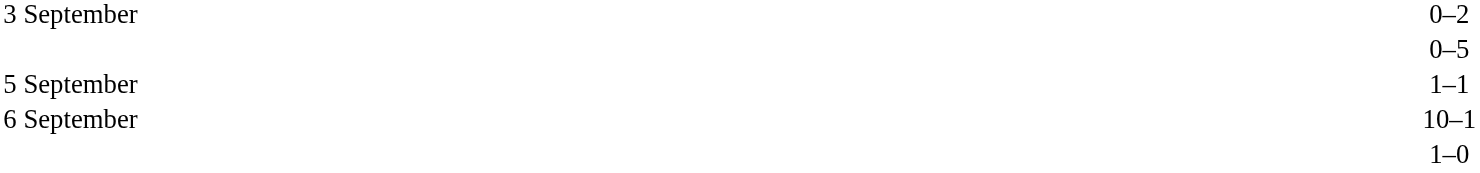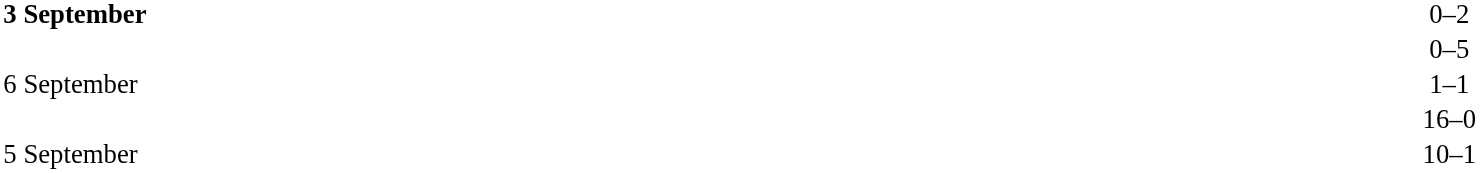(70, 14) normal -> (75, 14) bold
(70, 84) 5 September -> (70, 84) 6 September
+ row: (1449, 119)
(70, 119) 6 September -> (70, 154) 5 September
- row: (1449, 154)
